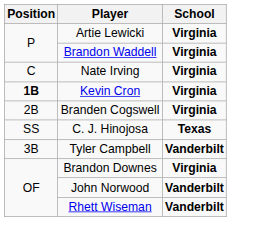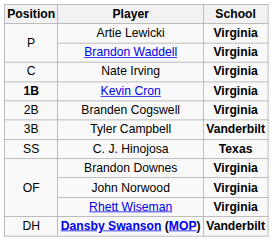rows swapped: (110, 149) <-> (110, 129)
(194, 187) Vanderbilt -> (236, 187) Virginia
(194, 206) Vanderbilt -> (236, 206) Virginia
+ row: (131, 226)
